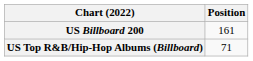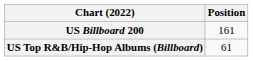(227, 47) 71 -> (227, 47) 61
